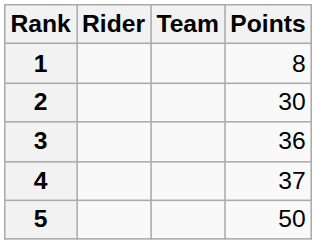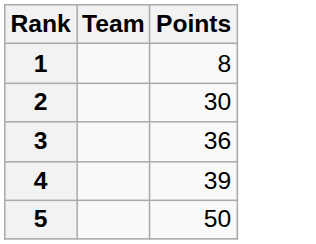- column: (114, 24)
(292, 180) 37 -> (218, 180) 39
